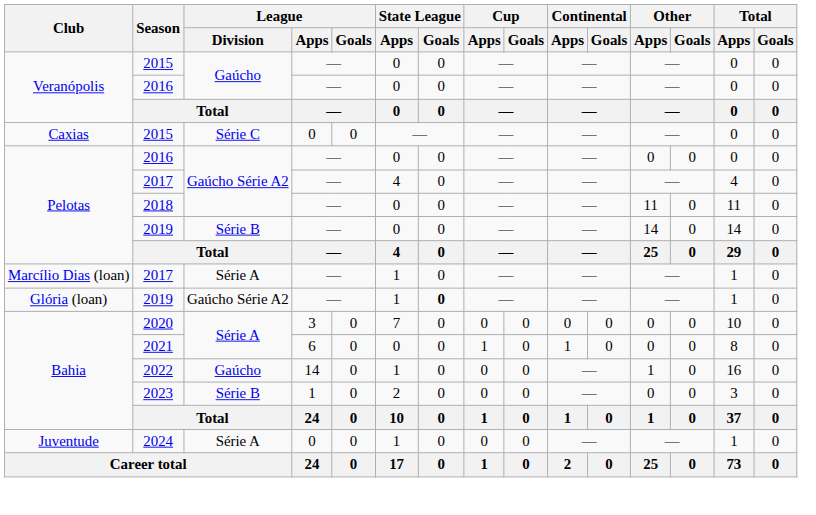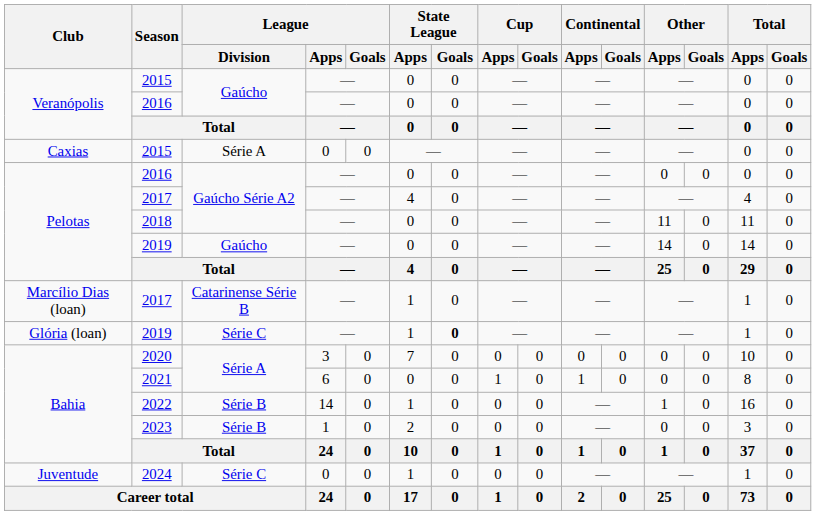(238, 134) Série C -> (244, 151) Série A
(238, 228) Série B -> (244, 245) Gaúcho
(238, 275) Série A -> (244, 300) Catarinense Série B
(238, 299) Gaúcho Série A2 -> (244, 332) Série C
(238, 370) Gaúcho -> (244, 403) Série B
(238, 441) Série A -> (244, 474) Série C
